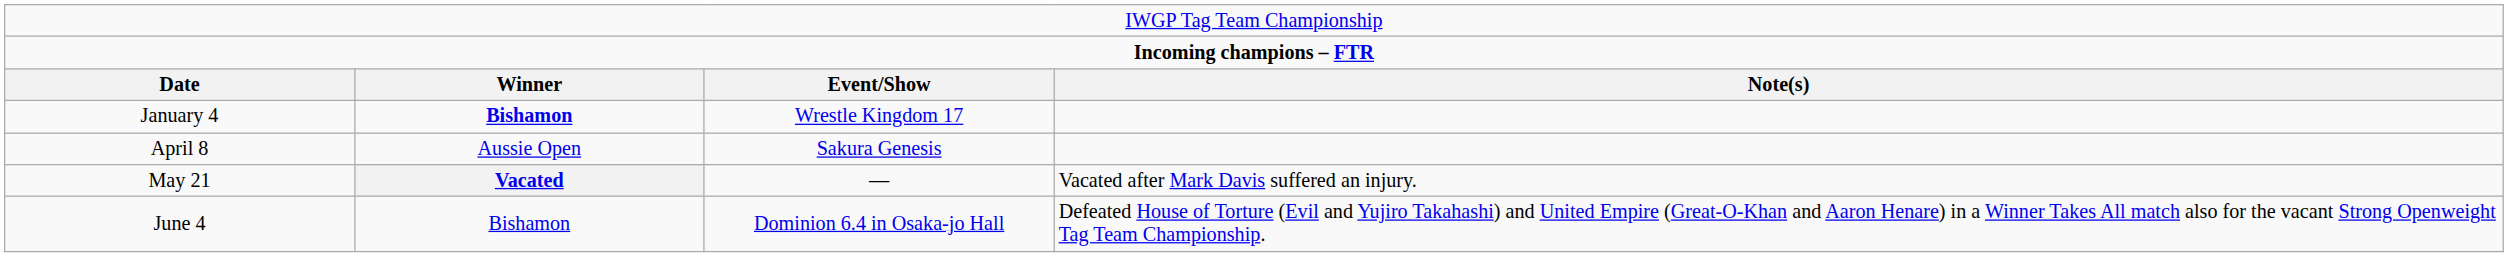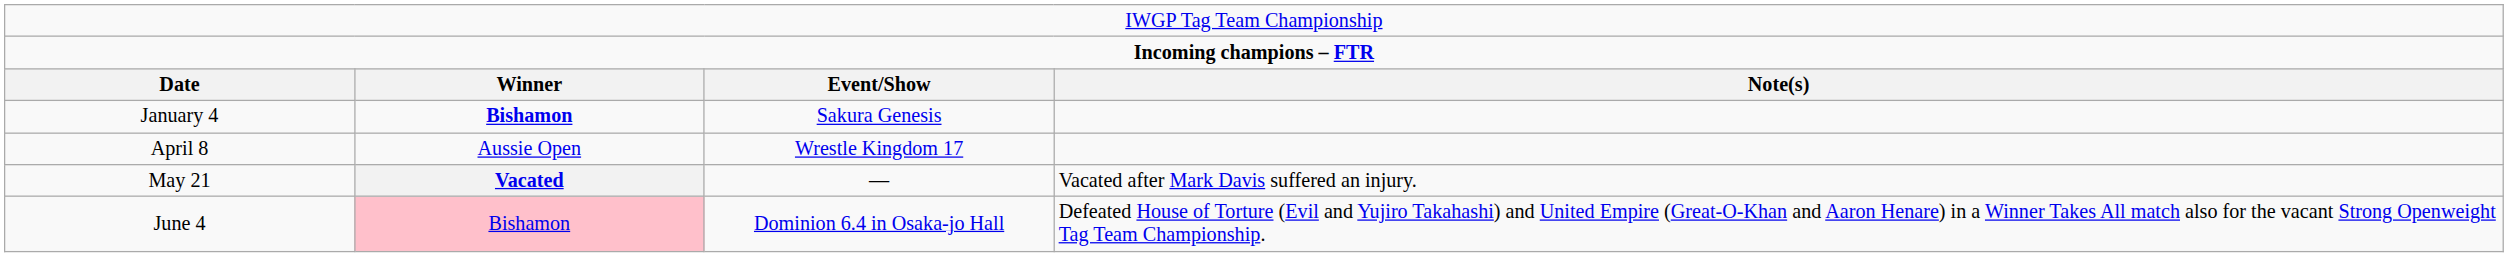(879, 116) Wrestle Kingdom 17 -> (879, 116) Sakura Genesis
(879, 148) Sakura Genesis -> (879, 148) Wrestle Kingdom 17
(529, 223) no background -> (529, 223) pink background
